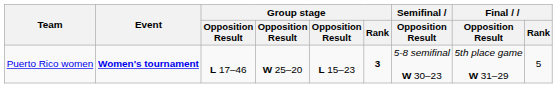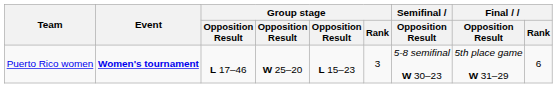(378, 64) bold -> (378, 64) normal
(539, 64) 5 -> (539, 64) 6
